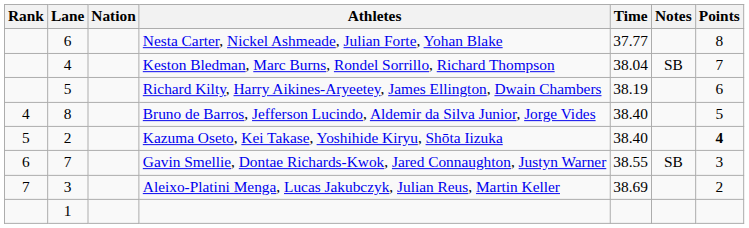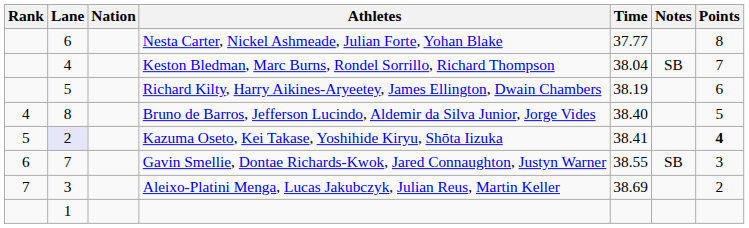(68, 138) no background -> (68, 138) lavender background
(631, 138) 38.40 -> (631, 138) 38.41
